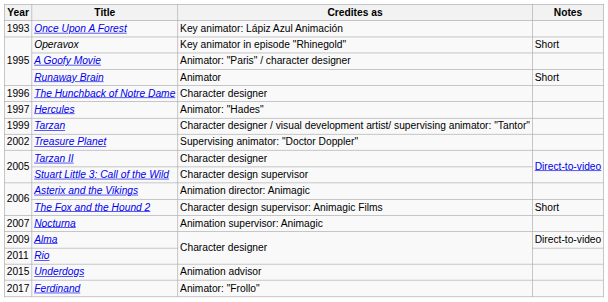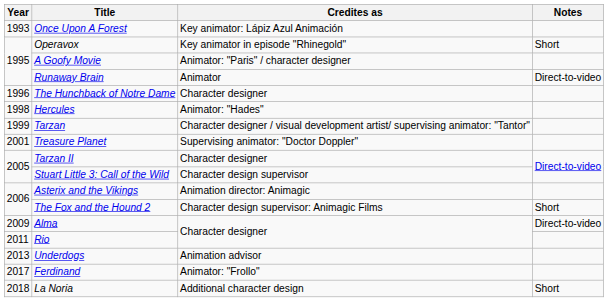(547, 77) Short -> (568, 77) Direct-to-video
(18, 110) 1997 -> (18, 110) 1998
(18, 142) 2002 -> (18, 142) 2001
- row: (55, 223)
(18, 272) 2015 -> (18, 256) 2013
+ row: (54, 288)
